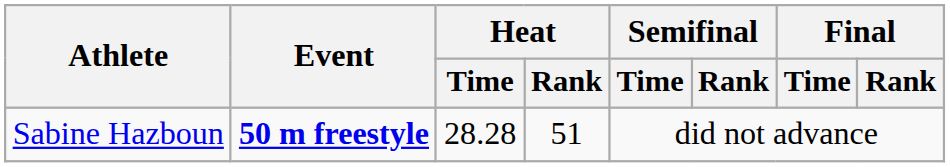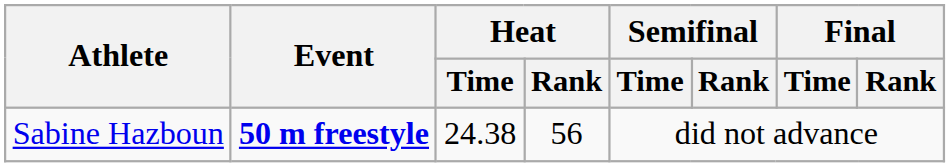(480, 134) 28.28 -> (480, 134) 24.38
(567, 134) 51 -> (567, 134) 56
